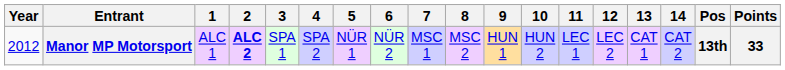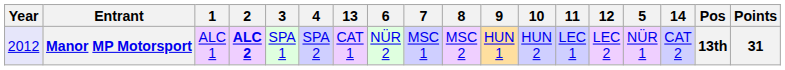columns swapped: (352, 15) <-> (644, 15)
(24, 45) no background -> (24, 45) lavender background
(756, 45) 33 -> (756, 45) 31
